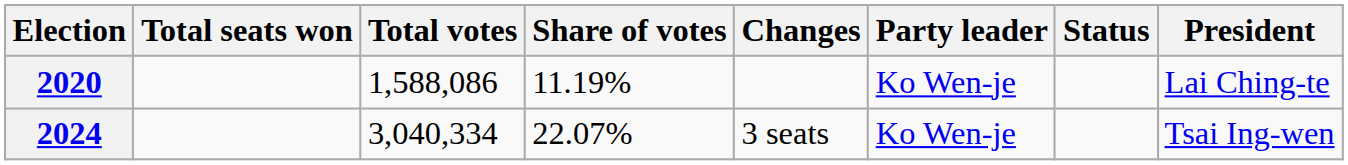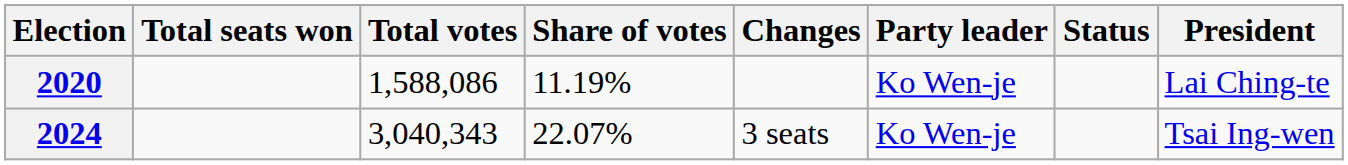(433, 133) 3,040,334 -> (433, 133) 3,040,343
